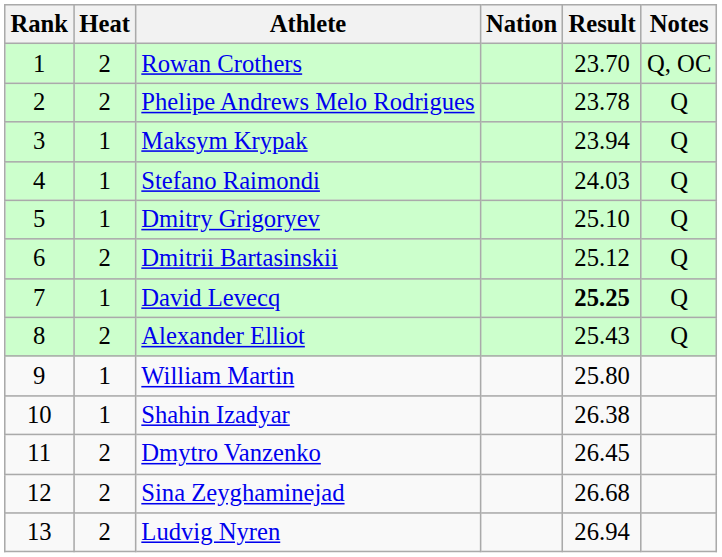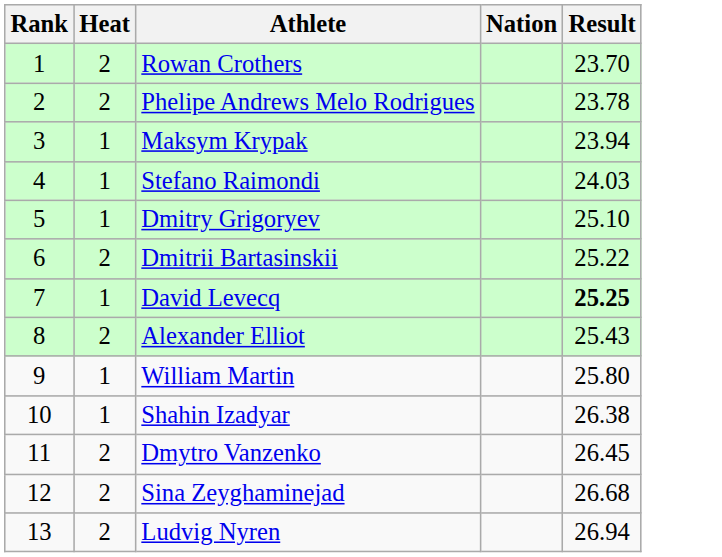- column: (679, 24)
(602, 258) 25.12 -> (602, 258) 25.22
